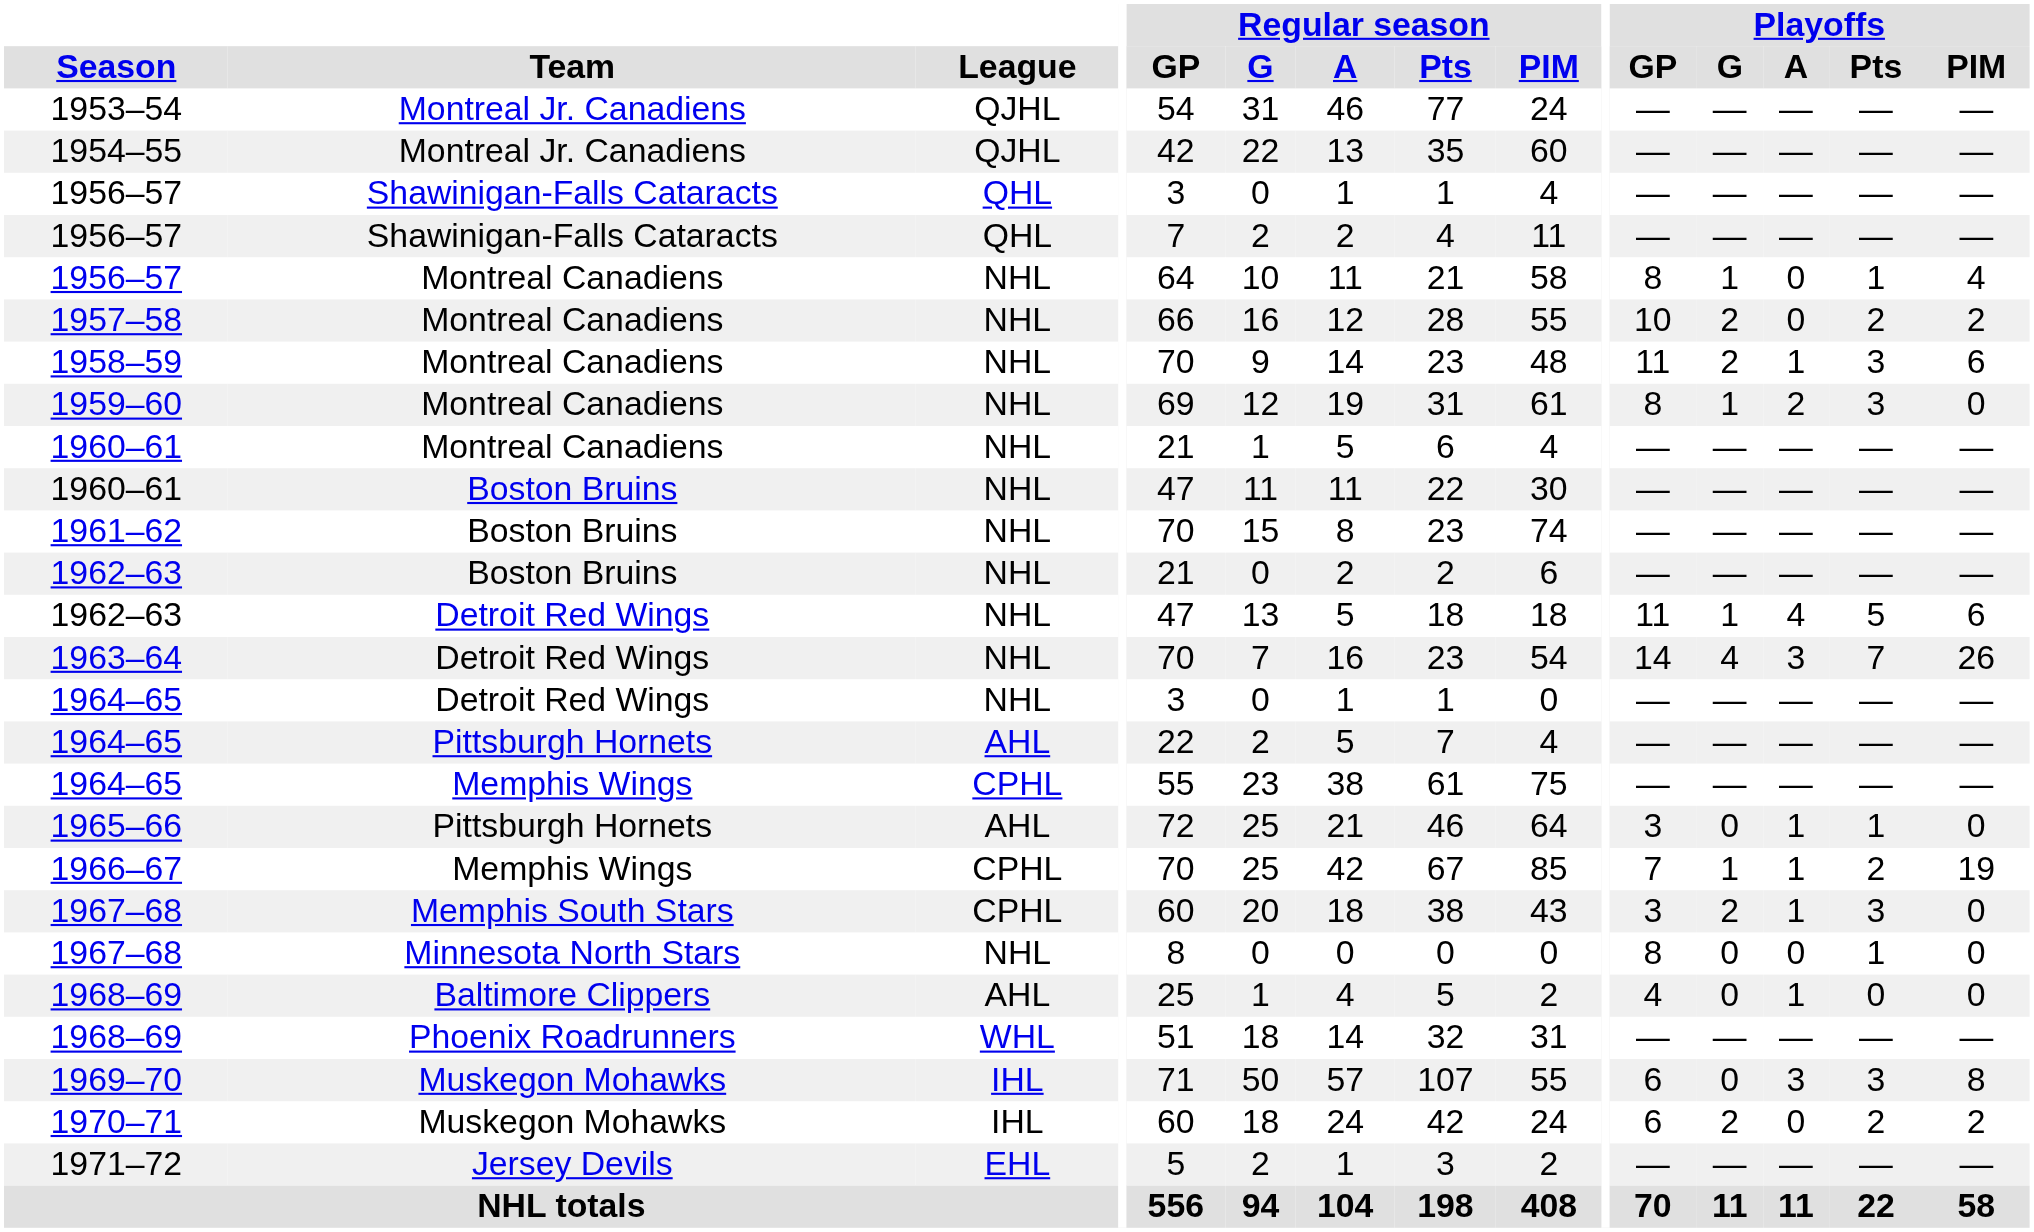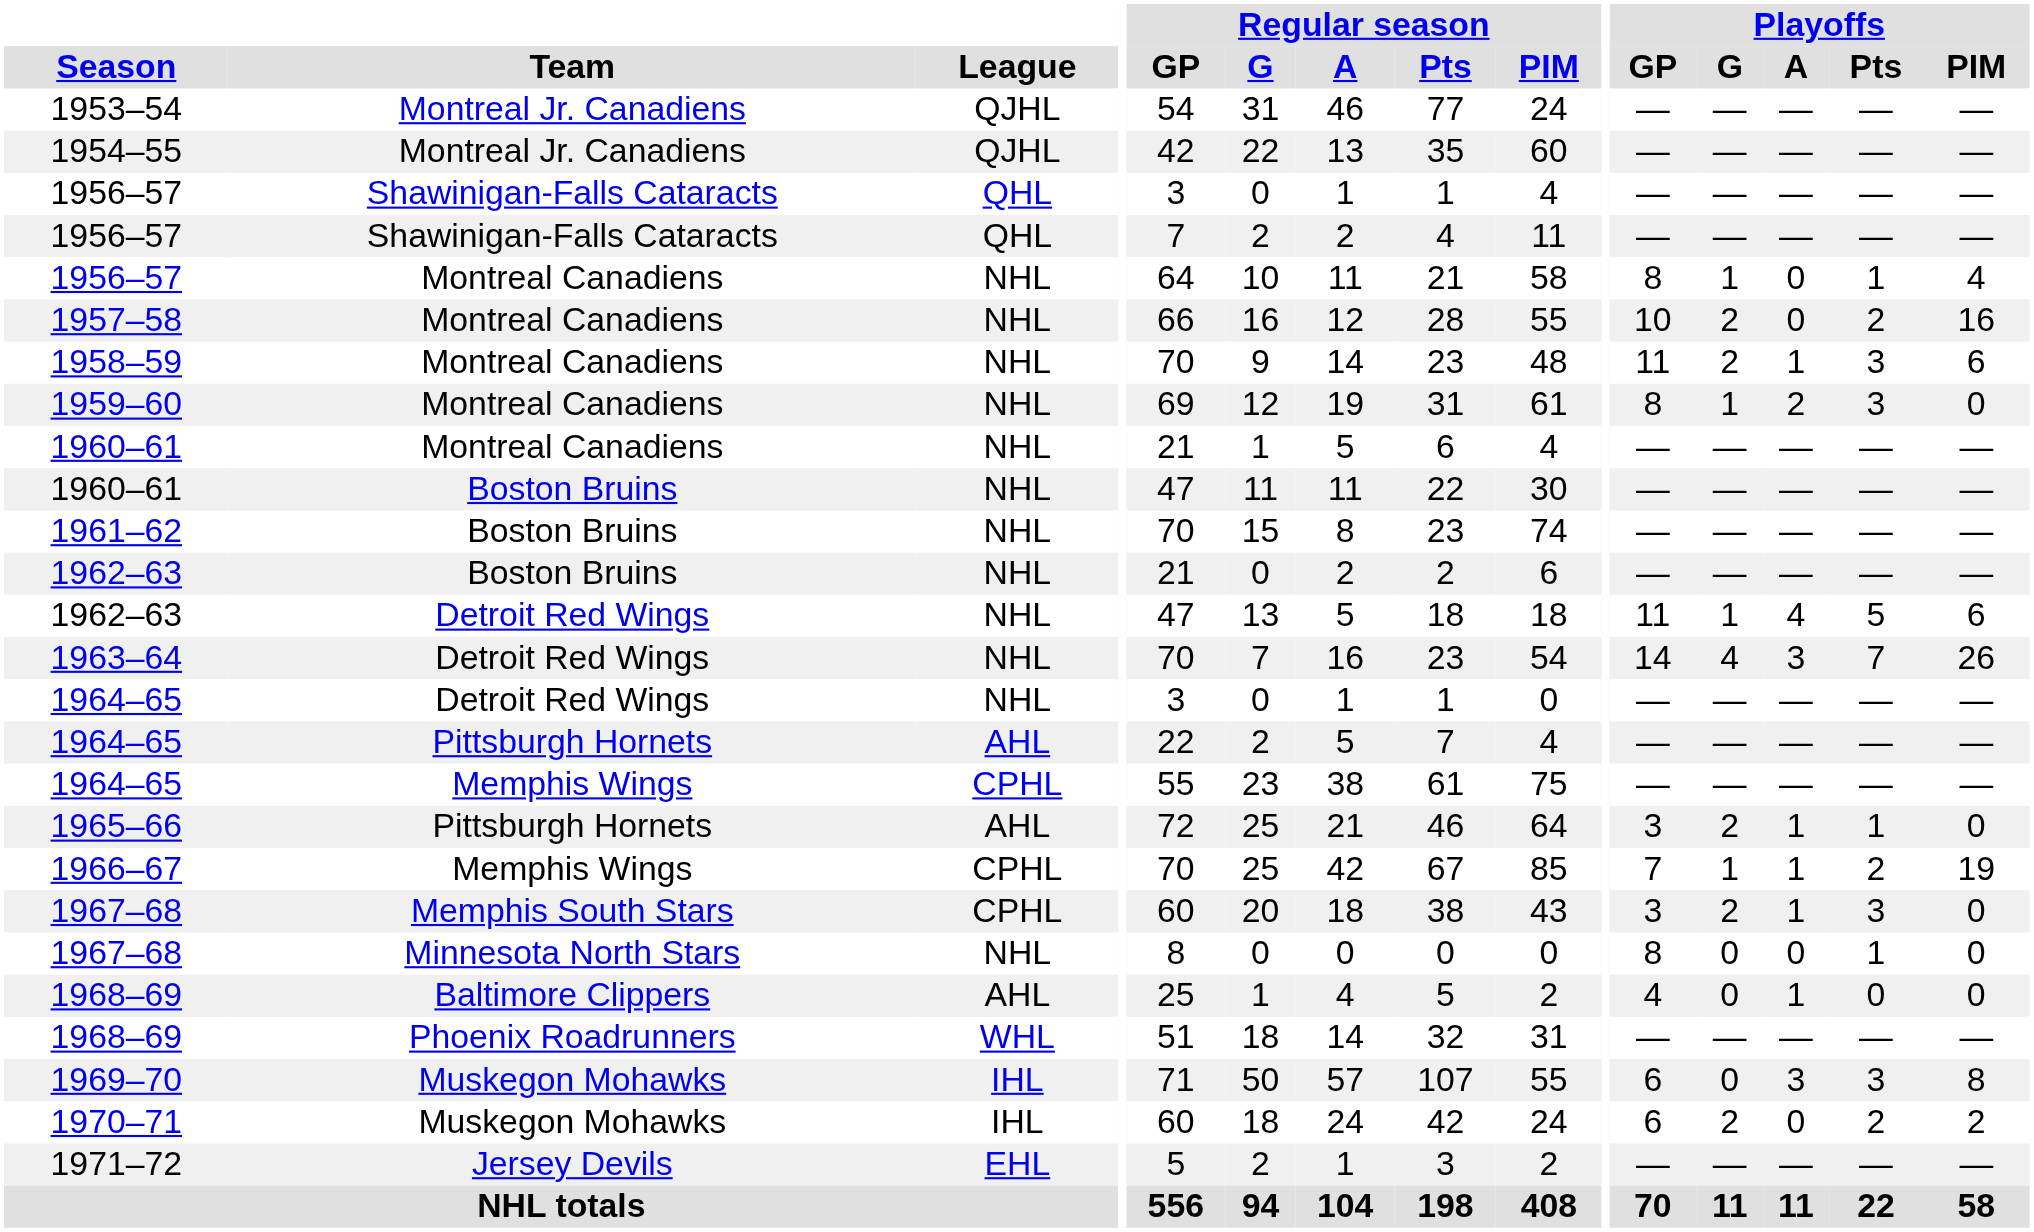(1976, 319) 2 -> (1976, 319) 16
(1730, 826) 0 -> (1730, 826) 2
